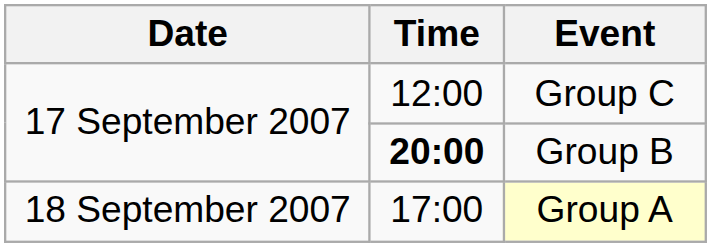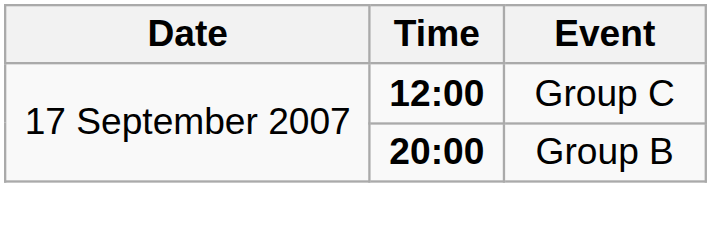(437, 92) normal -> (437, 92) bold
- row: (605, 210)
